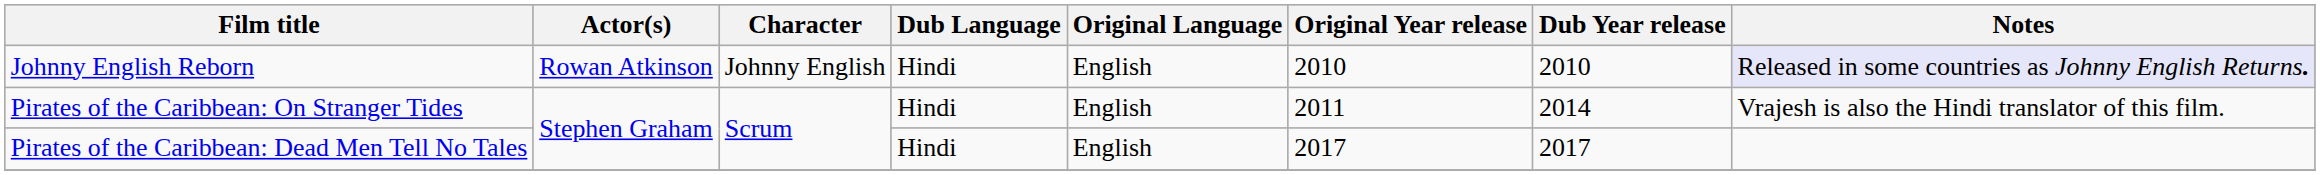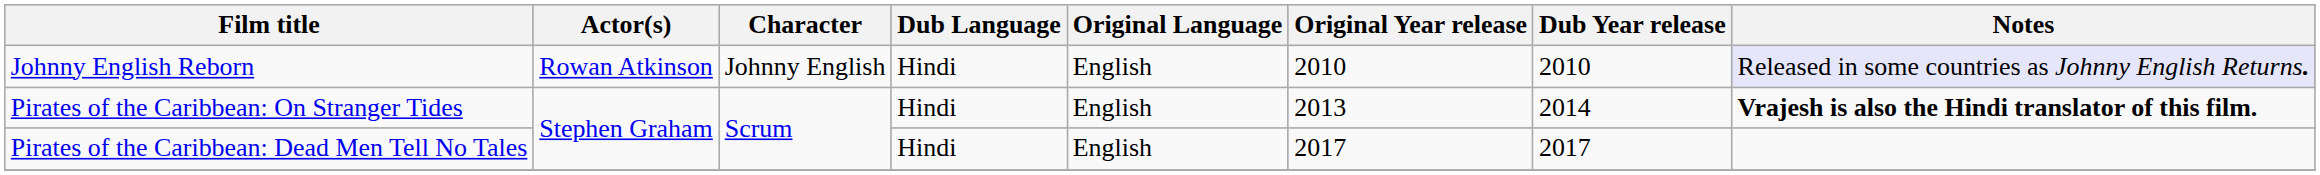(1320, 107) 2011 -> (1320, 107) 2013
(1981, 107) normal -> (1997, 107) bold
